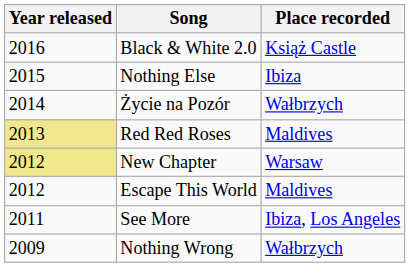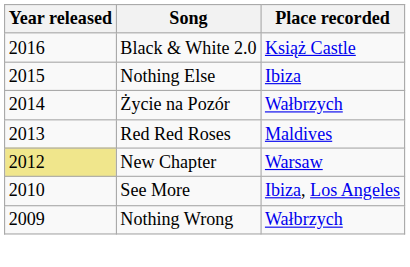(27, 133) khaki background -> (27, 133) no background
- row: (189, 190)
(26, 219) 2011 -> (27, 190) 2010
